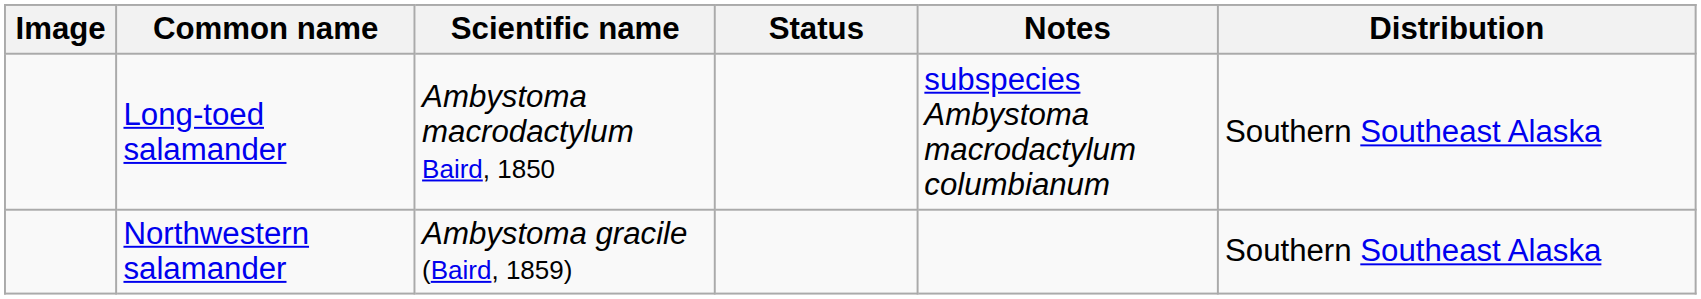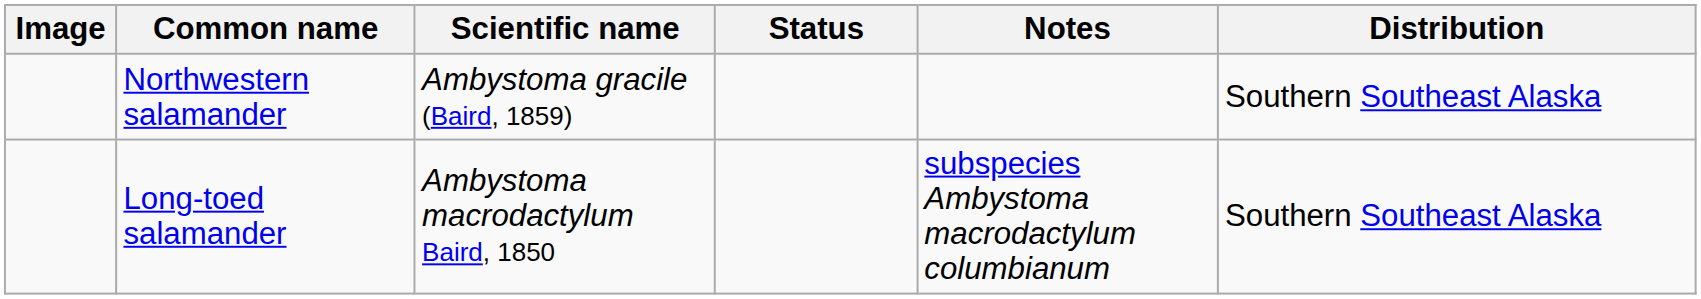rows swapped: (216, 251) <-> (205, 131)
